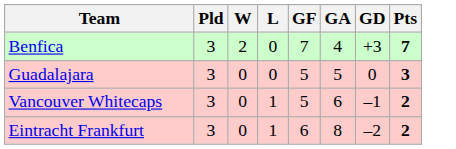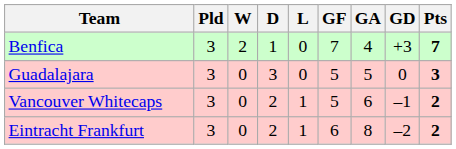+ column: (273, 18)
